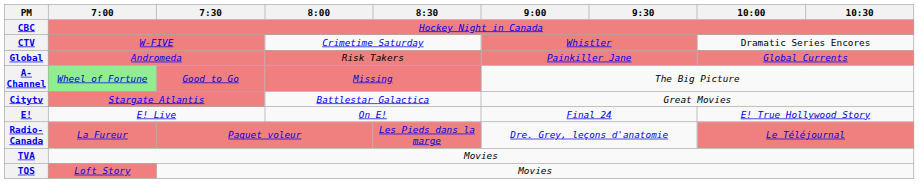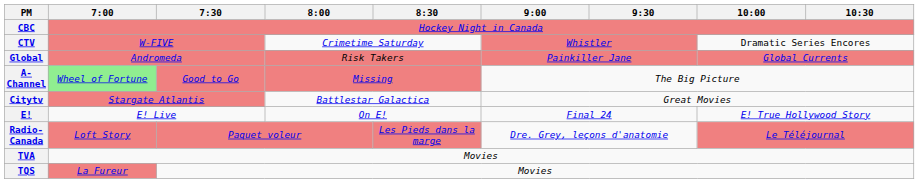(102, 135) La Fureur -> (102, 135) Loft Story
(102, 171) Loft Story -> (102, 171) La Fureur
